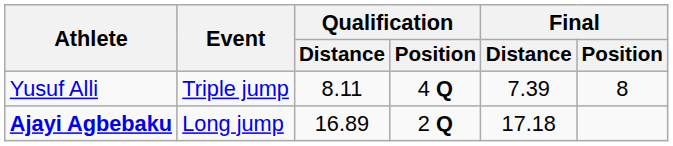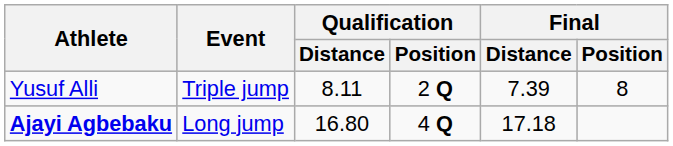(435, 89) 4 Q -> (435, 89) 2 Q
(342, 123) 16.89 -> (342, 123) 16.80
(435, 123) 2 Q -> (435, 123) 4 Q
